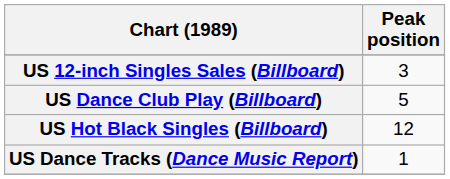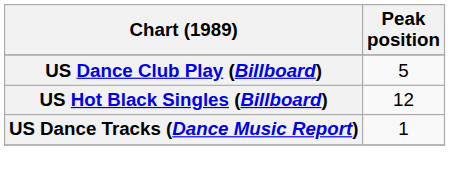- row: (184, 70)
